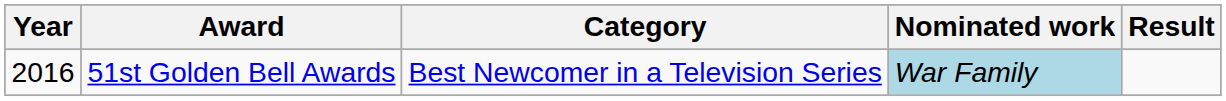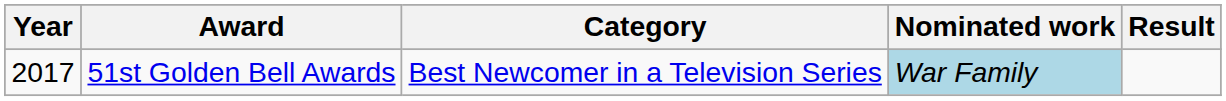(43, 71) 2016 -> (43, 71) 2017
